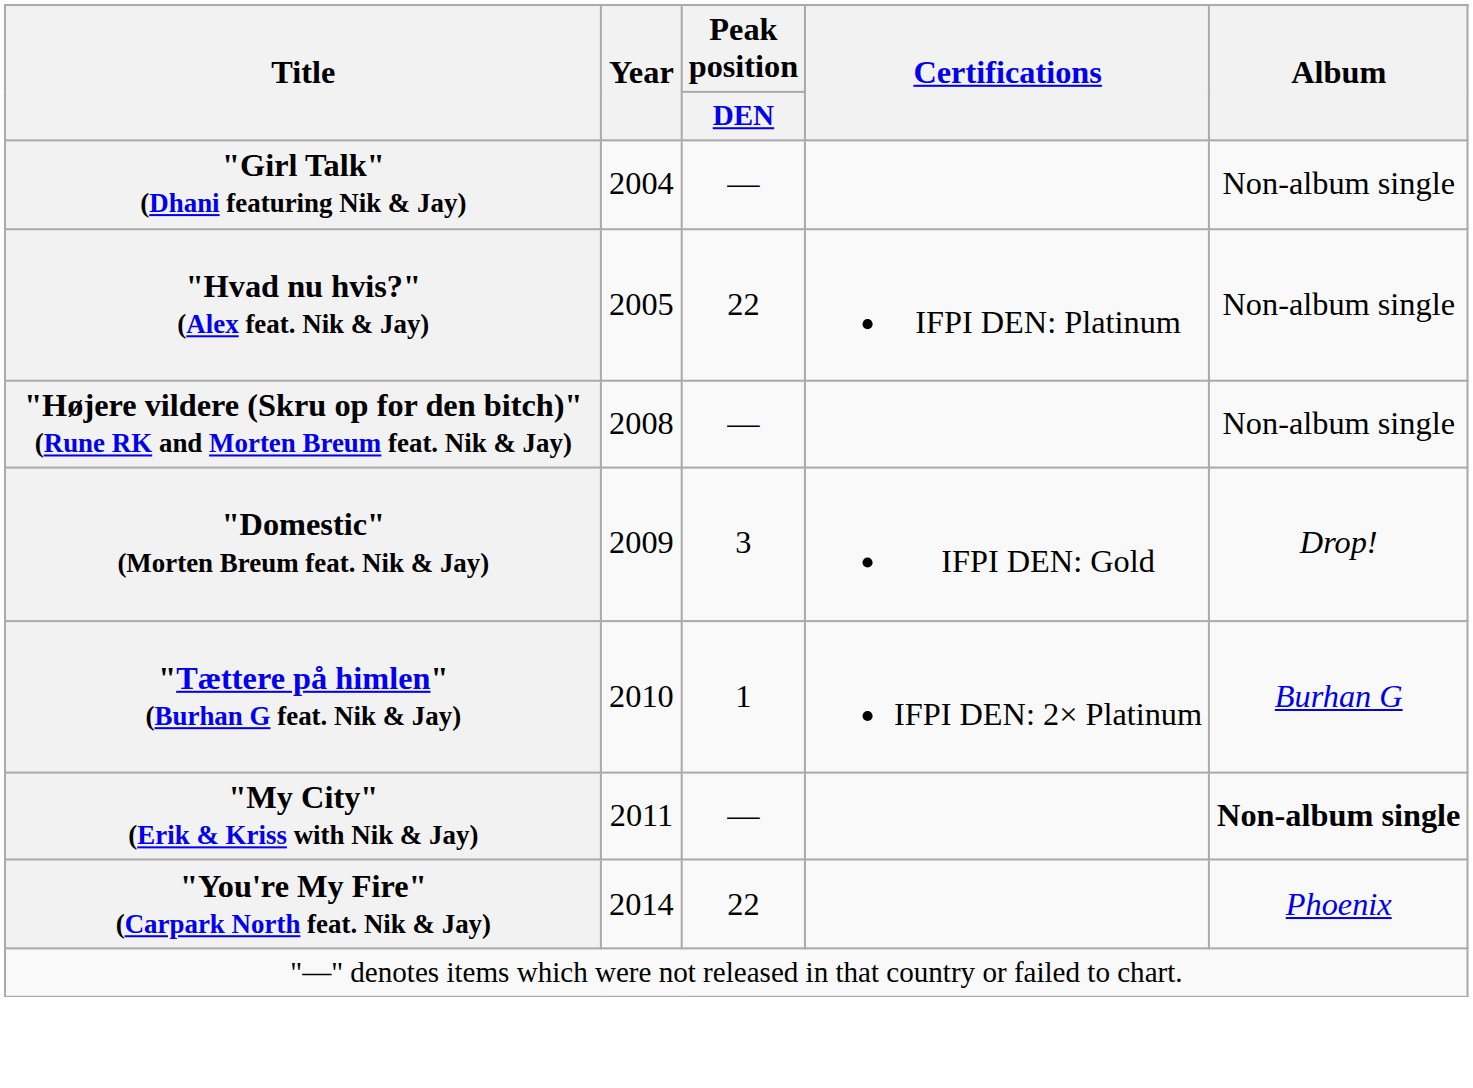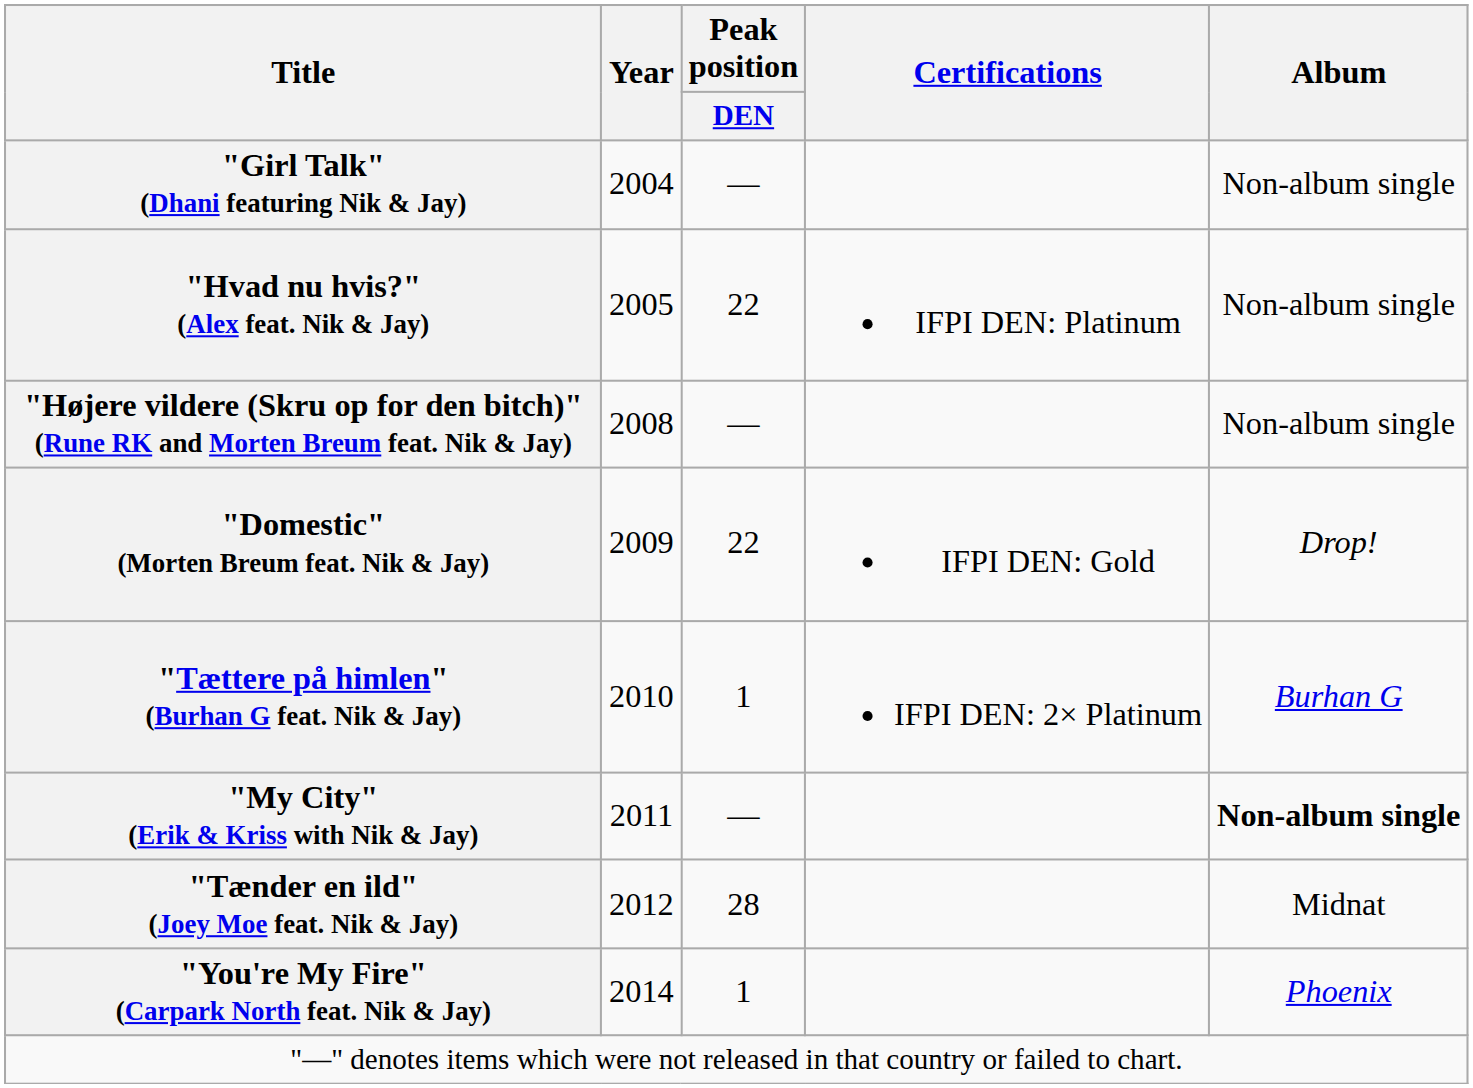(743, 543) 3 -> (743, 543) 22
+ row: (303, 903)
(743, 903) 22 -> (743, 991) 1
